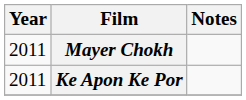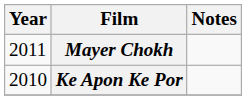(28, 79) 2011 -> (28, 79) 2010
